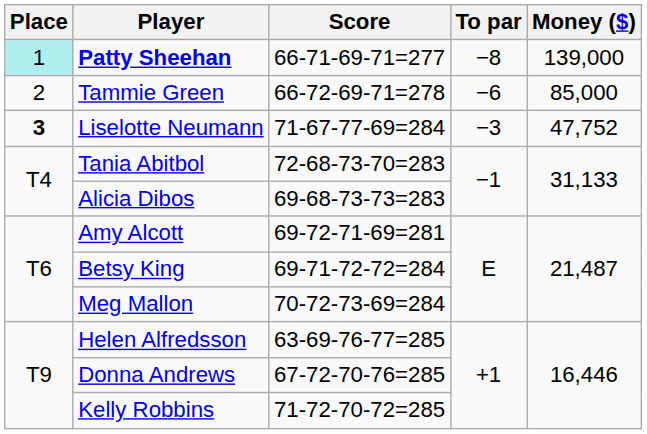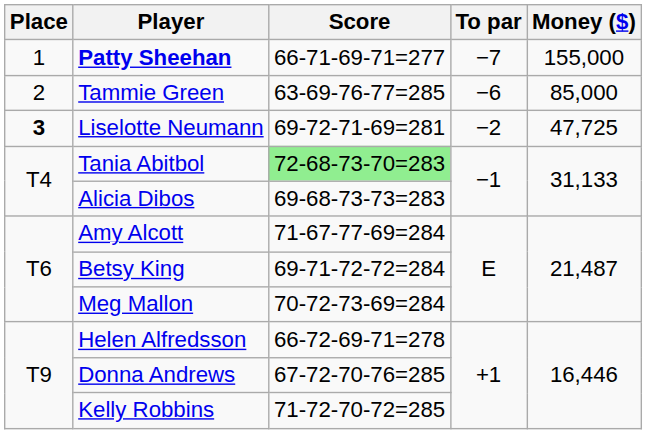(39, 57) paleturquoise background -> (39, 57) no background
(489, 57) −8 -> (489, 57) −7
(584, 57) 139,000 -> (584, 57) 155,000
(360, 92) 66-72-69-71=278 -> (360, 92) 63-69-76-77=285
(360, 127) 71-67-77-69=284 -> (360, 127) 69-72-71-69=281
(489, 127) −3 -> (489, 127) −2
(584, 127) 47,752 -> (584, 127) 47,725
(360, 163) no background -> (360, 163) lightgreen background
(360, 233) 69-72-71-69=281 -> (360, 233) 71-67-77-69=284
(360, 339) 63-69-76-77=285 -> (360, 339) 66-72-69-71=278
